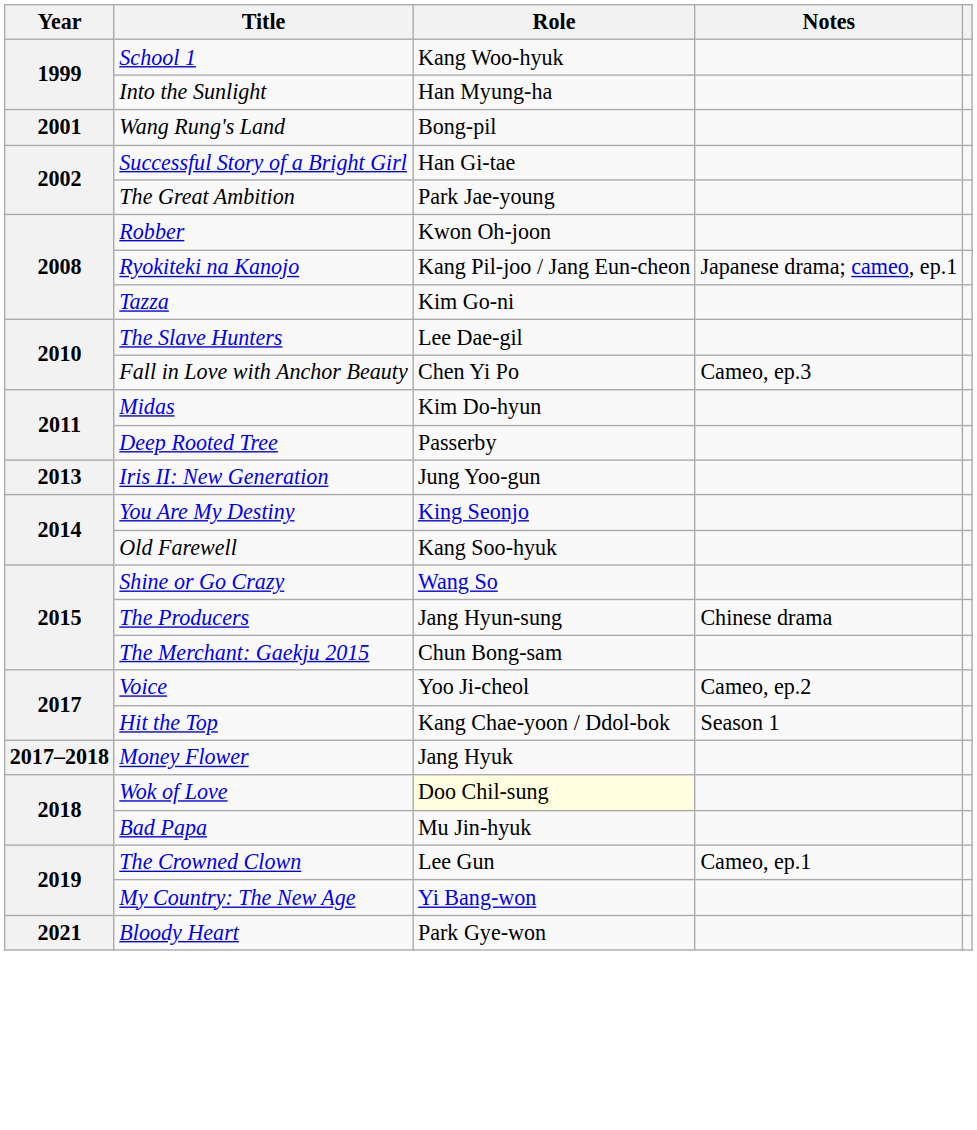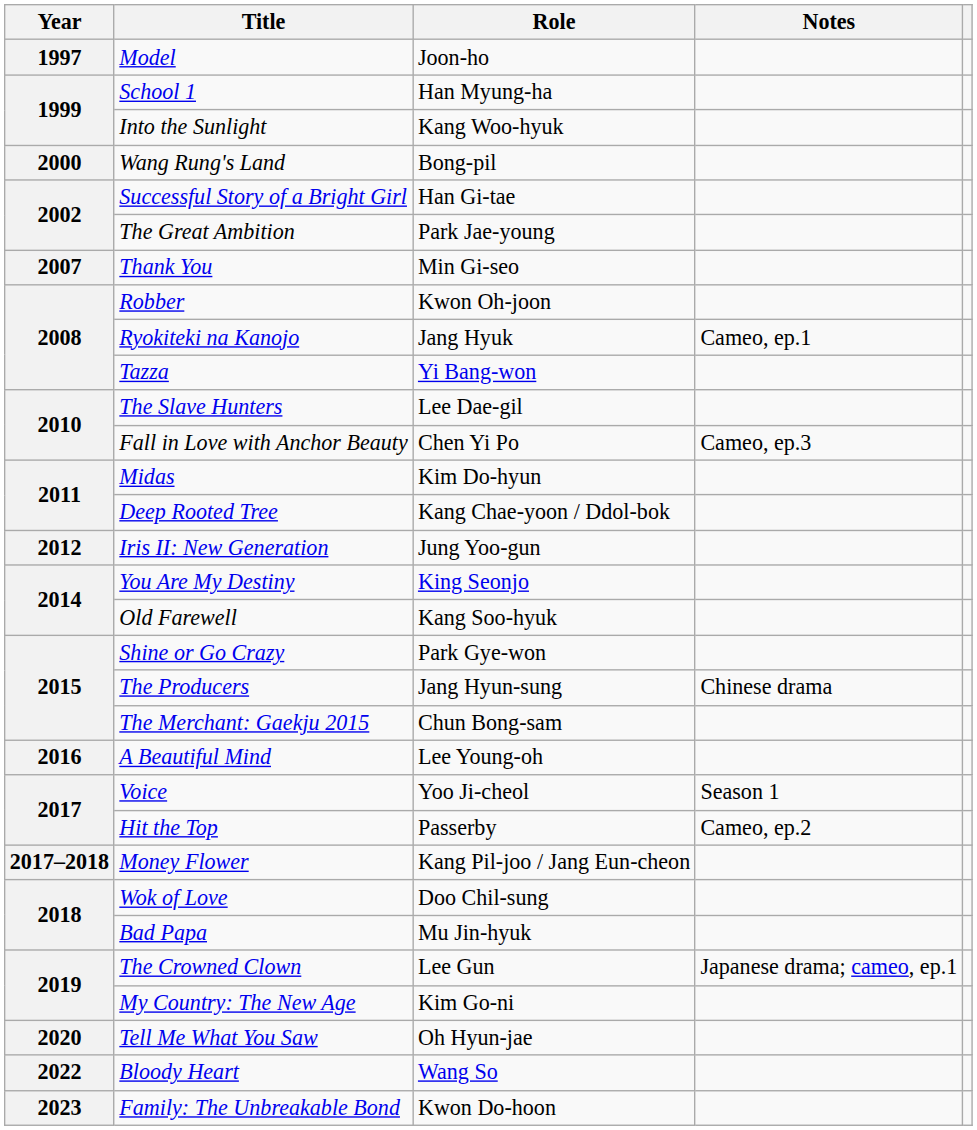+ row: (148, 57)
(491, 57) Kang Woo-hyuk -> (485, 92) Han Myung-ha
(485, 92) Han Myung-ha -> (491, 127) Kang Woo-hyuk
(59, 127) 2001 -> (59, 162) 2000
+ row: (166, 267)
(554, 267) Kang Pil-joo / Jang Eun-cheon -> (465, 337) Jang Hyuk
(829, 267) Japanese drama; cameo, ep.1 -> (756, 337) Cameo, ep.1
(466, 302) Kim Go-ni -> (477, 372) Yi Bang-won
(457, 442) Passerby -> (544, 512) Kang Chae-yoon / Ddol-bok
(59, 477) 2013 -> (59, 547) 2012
(458, 582) Wang So -> (482, 652) Park Gye-won
+ row: (195, 757)
(756, 687) Cameo, ep.2 -> (740, 792) Season 1
(544, 722) Kang Chae-yoon / Ddol-bok -> (457, 827) Passerby
(740, 722) Season 1 -> (756, 827) Cameo, ep.2
(465, 757) Jang Hyuk -> (554, 862) Kang Pil-joo / Jang Eun-cheon
(483, 792) lightyellow background -> (483, 897) no background
(756, 862) Cameo, ep.1 -> (829, 967) Japanese drama; cameo, ep.1
(477, 897) Yi Bang-won -> (466, 1002) Kim Go-ni
+ row: (218, 1037)
(59, 932) 2021 -> (59, 1072) 2022
(482, 932) Park Gye-won -> (458, 1072) Wang So
+ row: (260, 1107)
